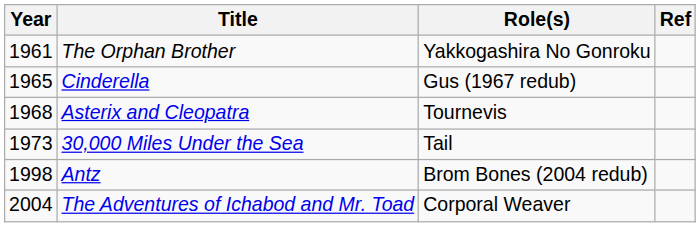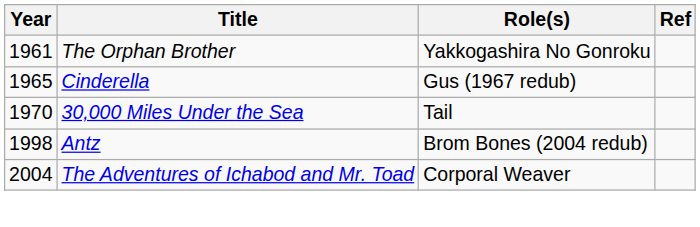- row: (155, 112)
(31, 143) 1973 -> (31, 112) 1970
